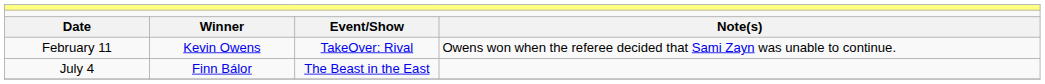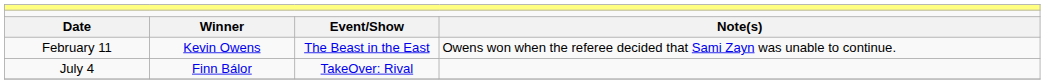(367, 47) TakeOver: Rival -> (367, 47) The Beast in the East
(367, 68) The Beast in the East -> (367, 68) TakeOver: Rival
